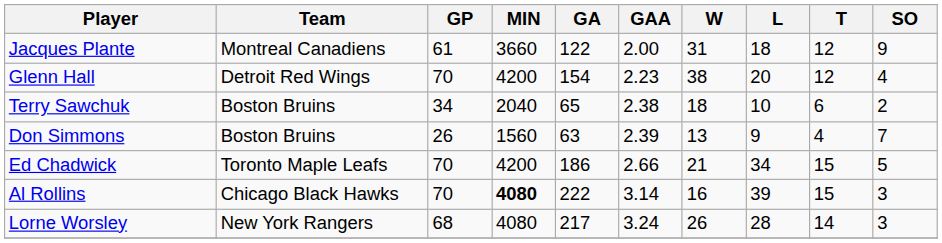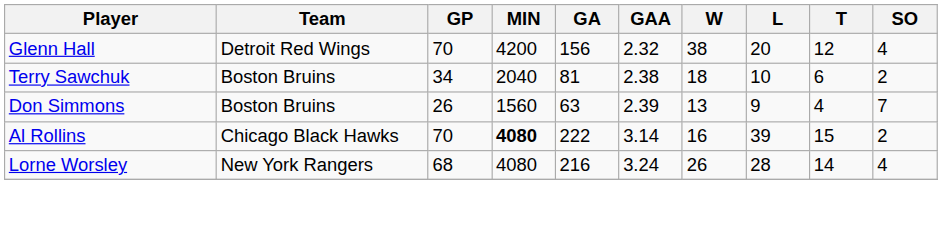- row: (72, 48)
(575, 77) 154 -> (575, 48) 156
(641, 77) 2.23 -> (641, 48) 2.32
(570, 106) 65 -> (570, 77) 81
- row: (63, 164)
(882, 194) 3 -> (882, 135) 2
(575, 223) 217 -> (575, 164) 216
(882, 223) 3 -> (882, 164) 4
